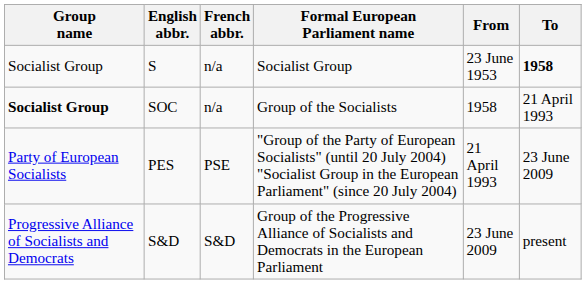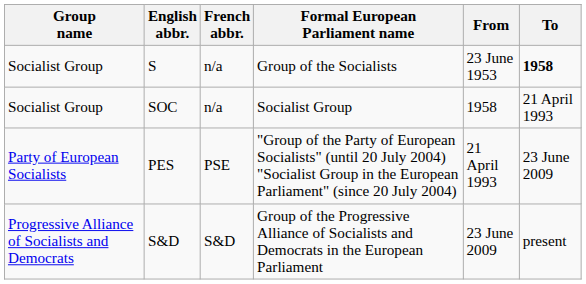(305, 66) Socialist Group -> (327, 66) Group of the Socialists
(58, 107) bold -> (55, 107) normal
(327, 107) Group of the Socialists -> (305, 107) Socialist Group
